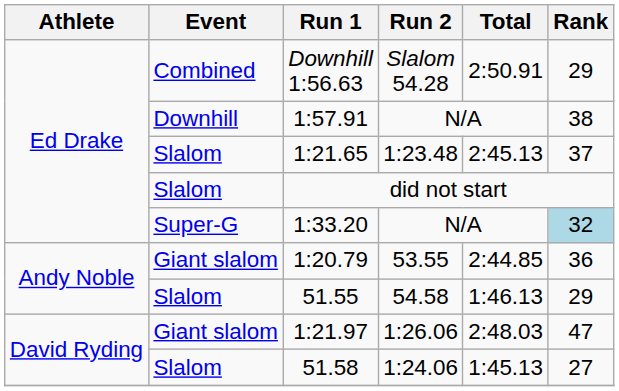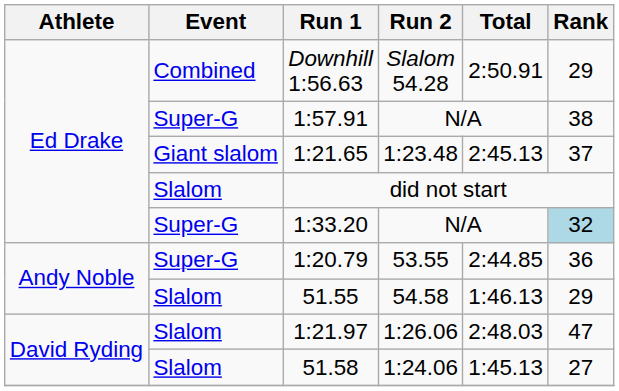(196, 118) Downhill -> (196, 118) Super-G
(188, 154) Slalom -> (216, 154) Giant slalom
(216, 260) Giant slalom -> (196, 260) Super-G
(216, 331) Giant slalom -> (188, 331) Slalom
